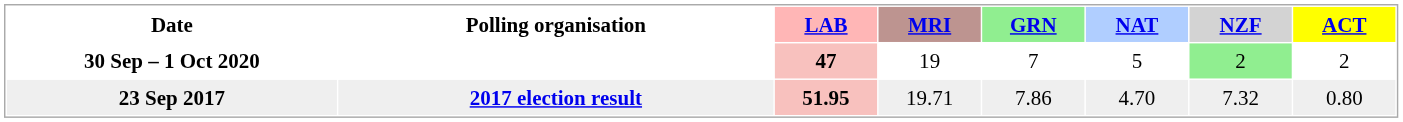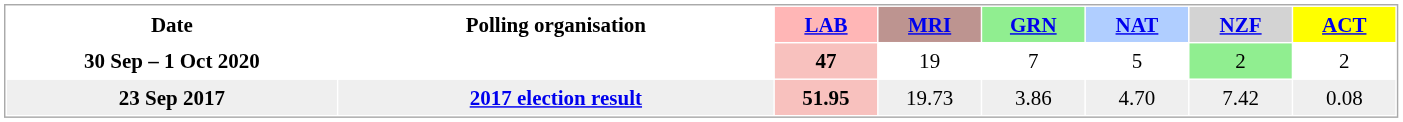(930, 97) 19.71 -> (930, 97) 19.73
(1033, 97) 7.86 -> (1033, 97) 3.86
(1241, 97) 7.32 -> (1241, 97) 7.42
(1344, 97) 0.80 -> (1344, 97) 0.08
